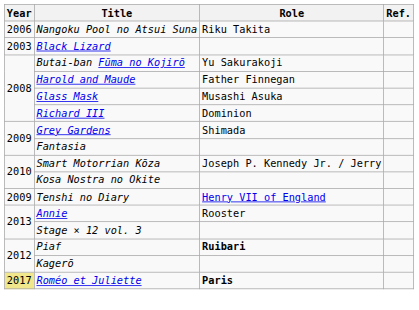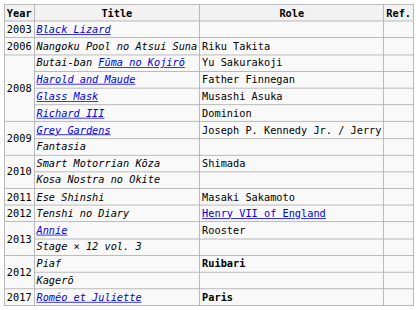rows swapped: (74, 46) <-> (117, 30)
(224, 130) Shimada -> (292, 130) Joseph P. Kennedy Jr. / Jerry
(292, 163) Joseph P. Kennedy Jr. / Jerry -> (224, 163) Shimada
+ row: (70, 197)
(19, 197) 2009 -> (19, 214) 2012
(19, 281) khaki background -> (19, 297) no background
